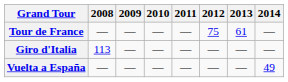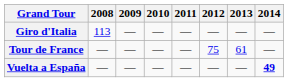rows swapped: (46, 49) <-> (46, 31)
(269, 67) normal -> (269, 67) bold
